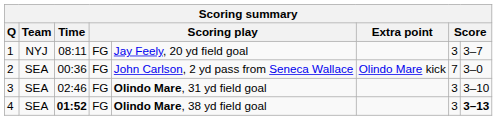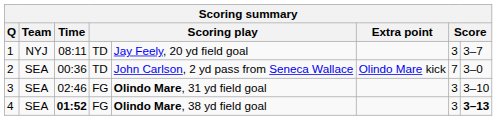(100, 51) FG -> (100, 51) TD
(100, 69) FG -> (100, 69) TD
